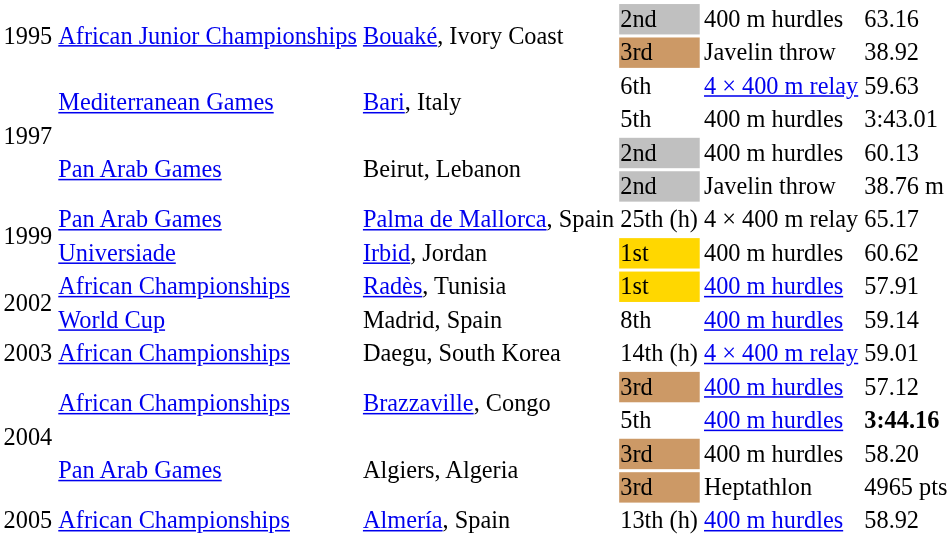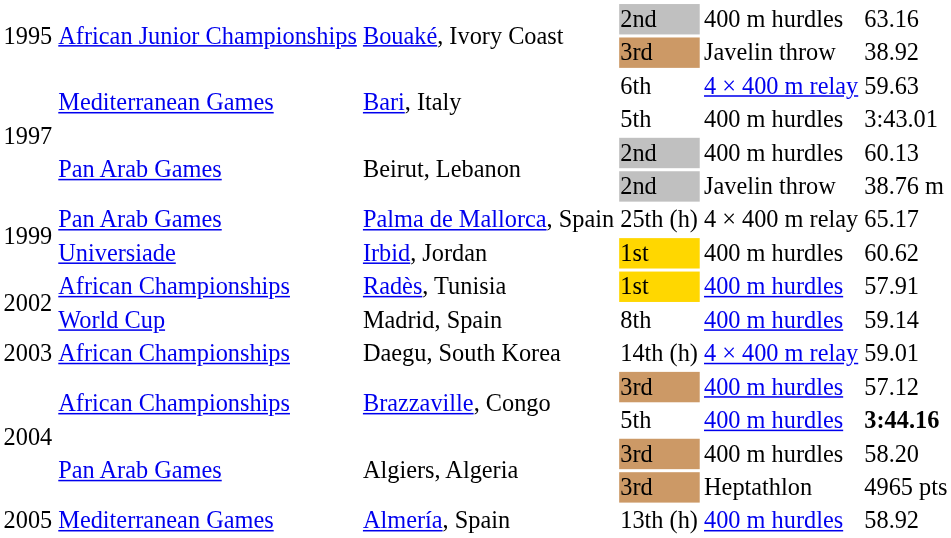(174, 520) African Championships -> (166, 520) Mediterranean Games
